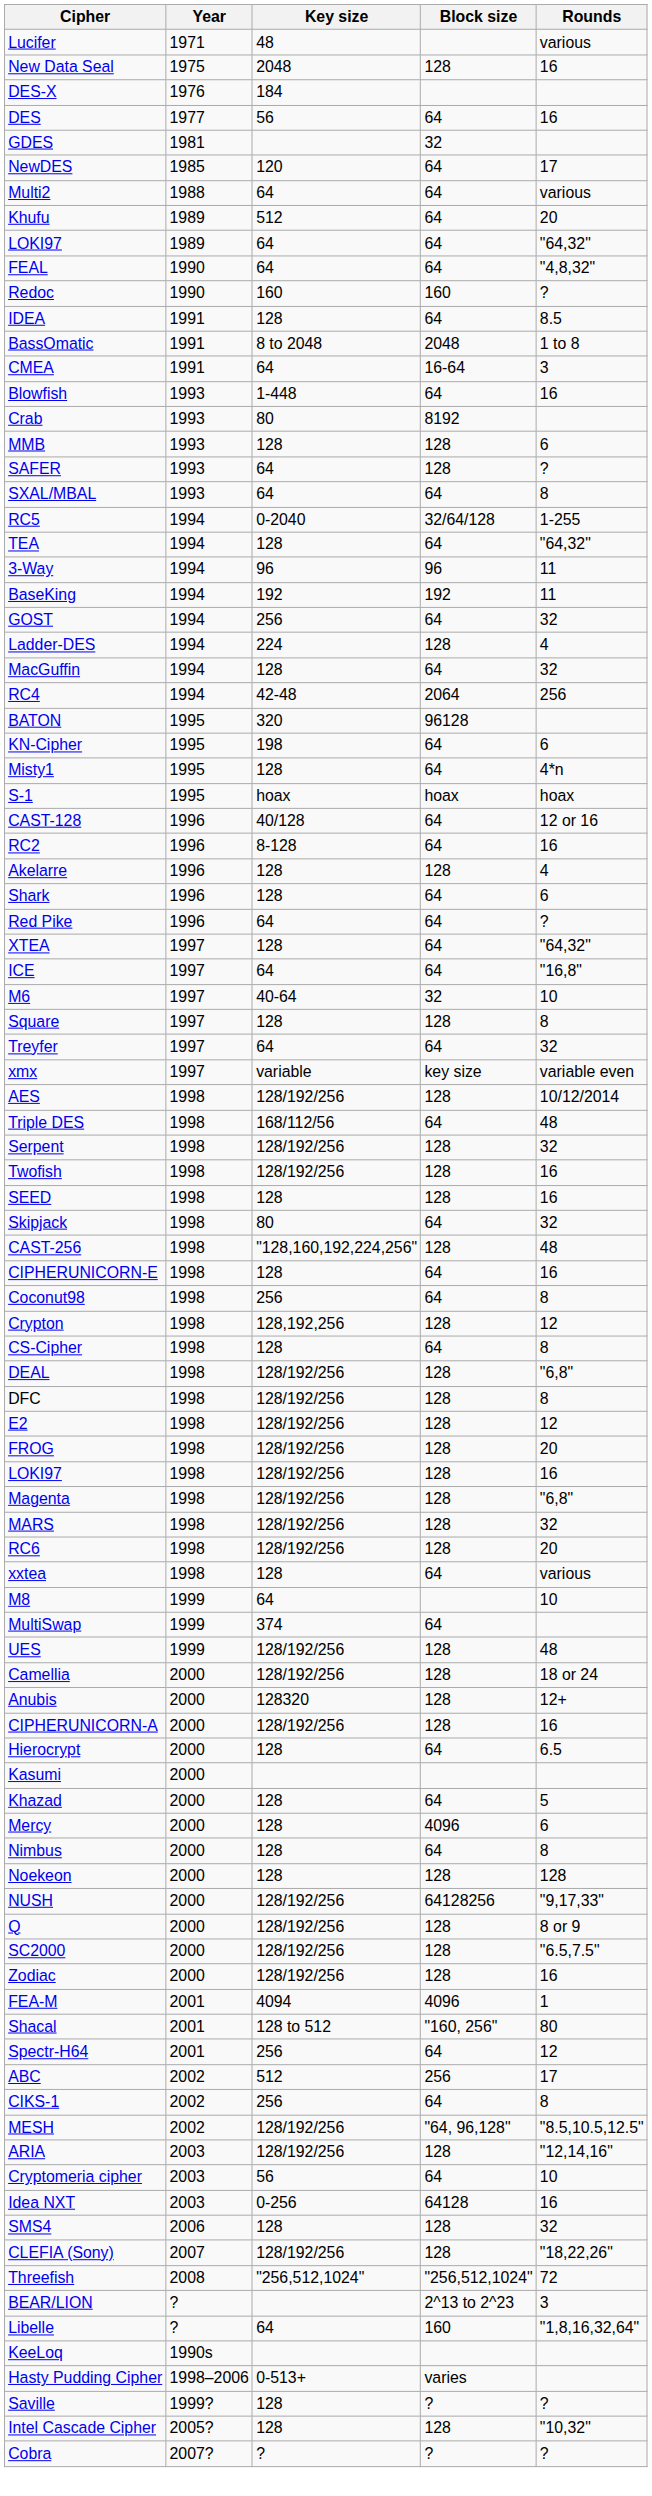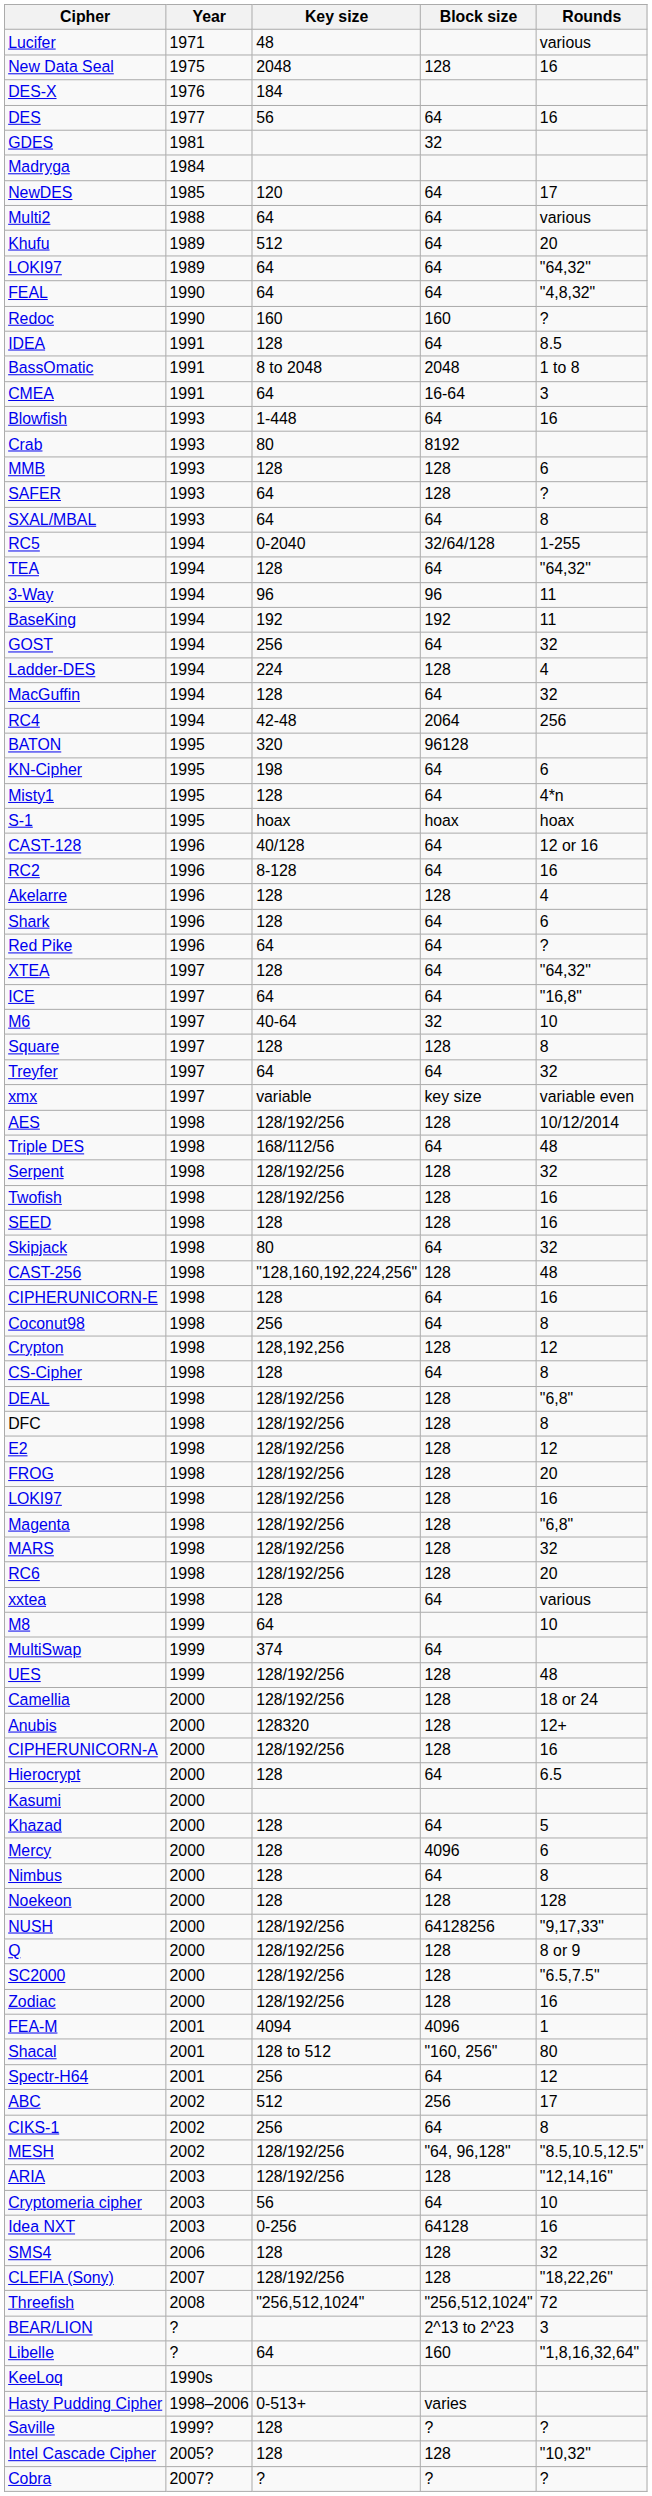+ row: (39, 167)
